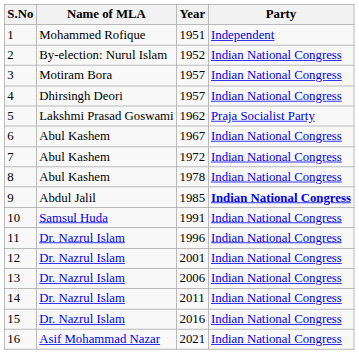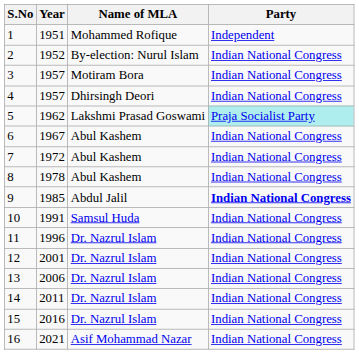columns swapped: (192, 14) <-> (106, 14)
(263, 116) no background -> (263, 116) paleturquoise background
